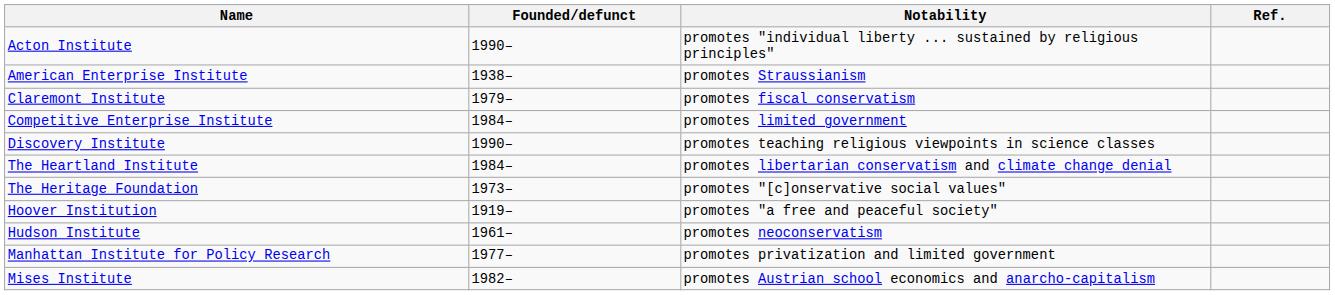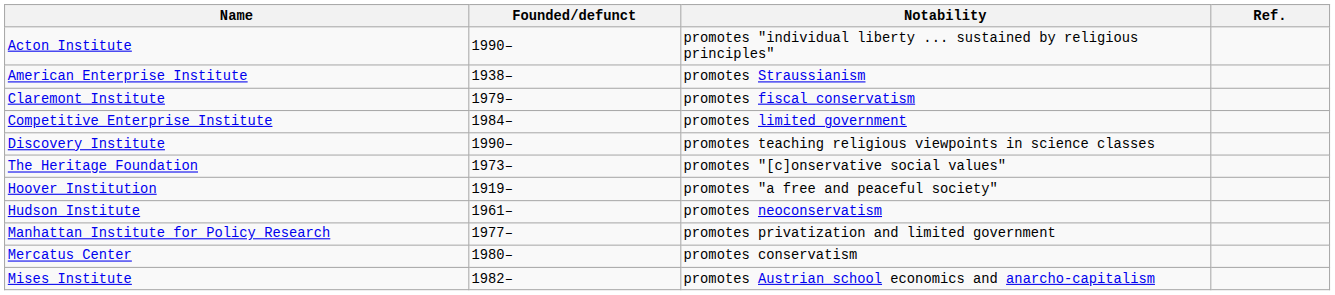- row: (103, 166)
+ row: (70, 256)
